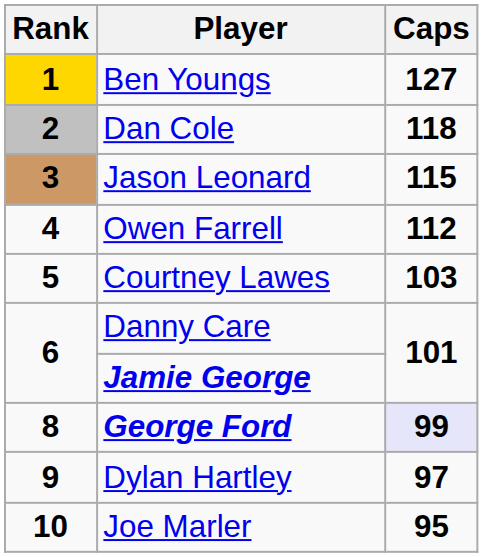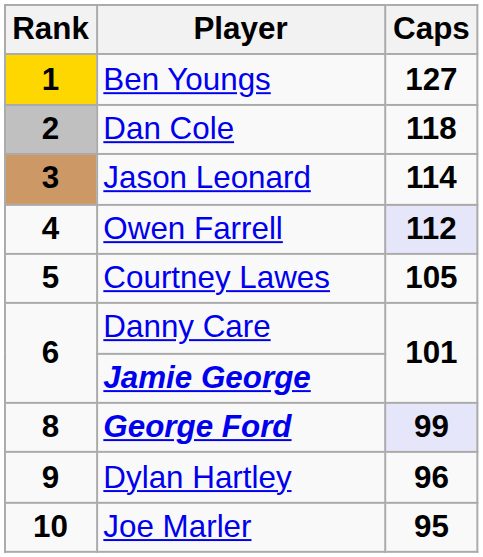(431, 178) 115 -> (431, 178) 114
(431, 228) no background -> (431, 228) lavender background
(431, 278) 103 -> (431, 278) 105
(431, 476) 97 -> (431, 476) 96
